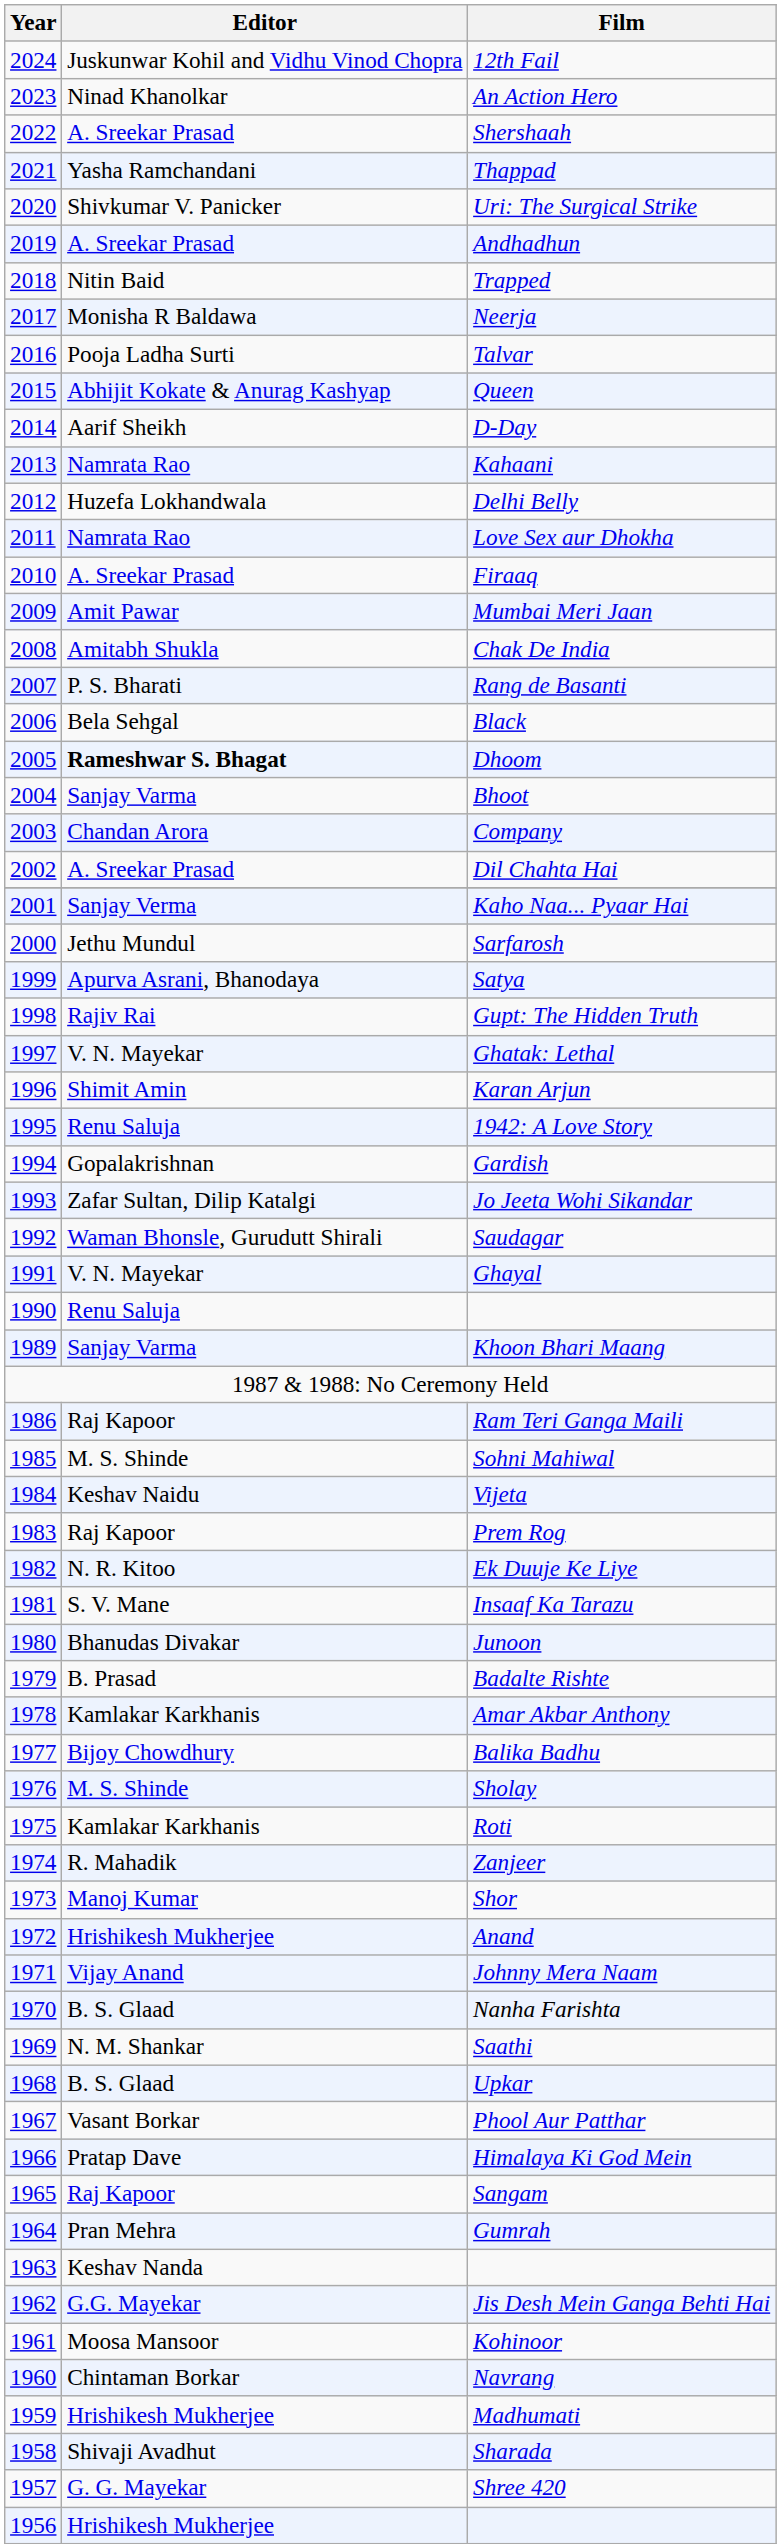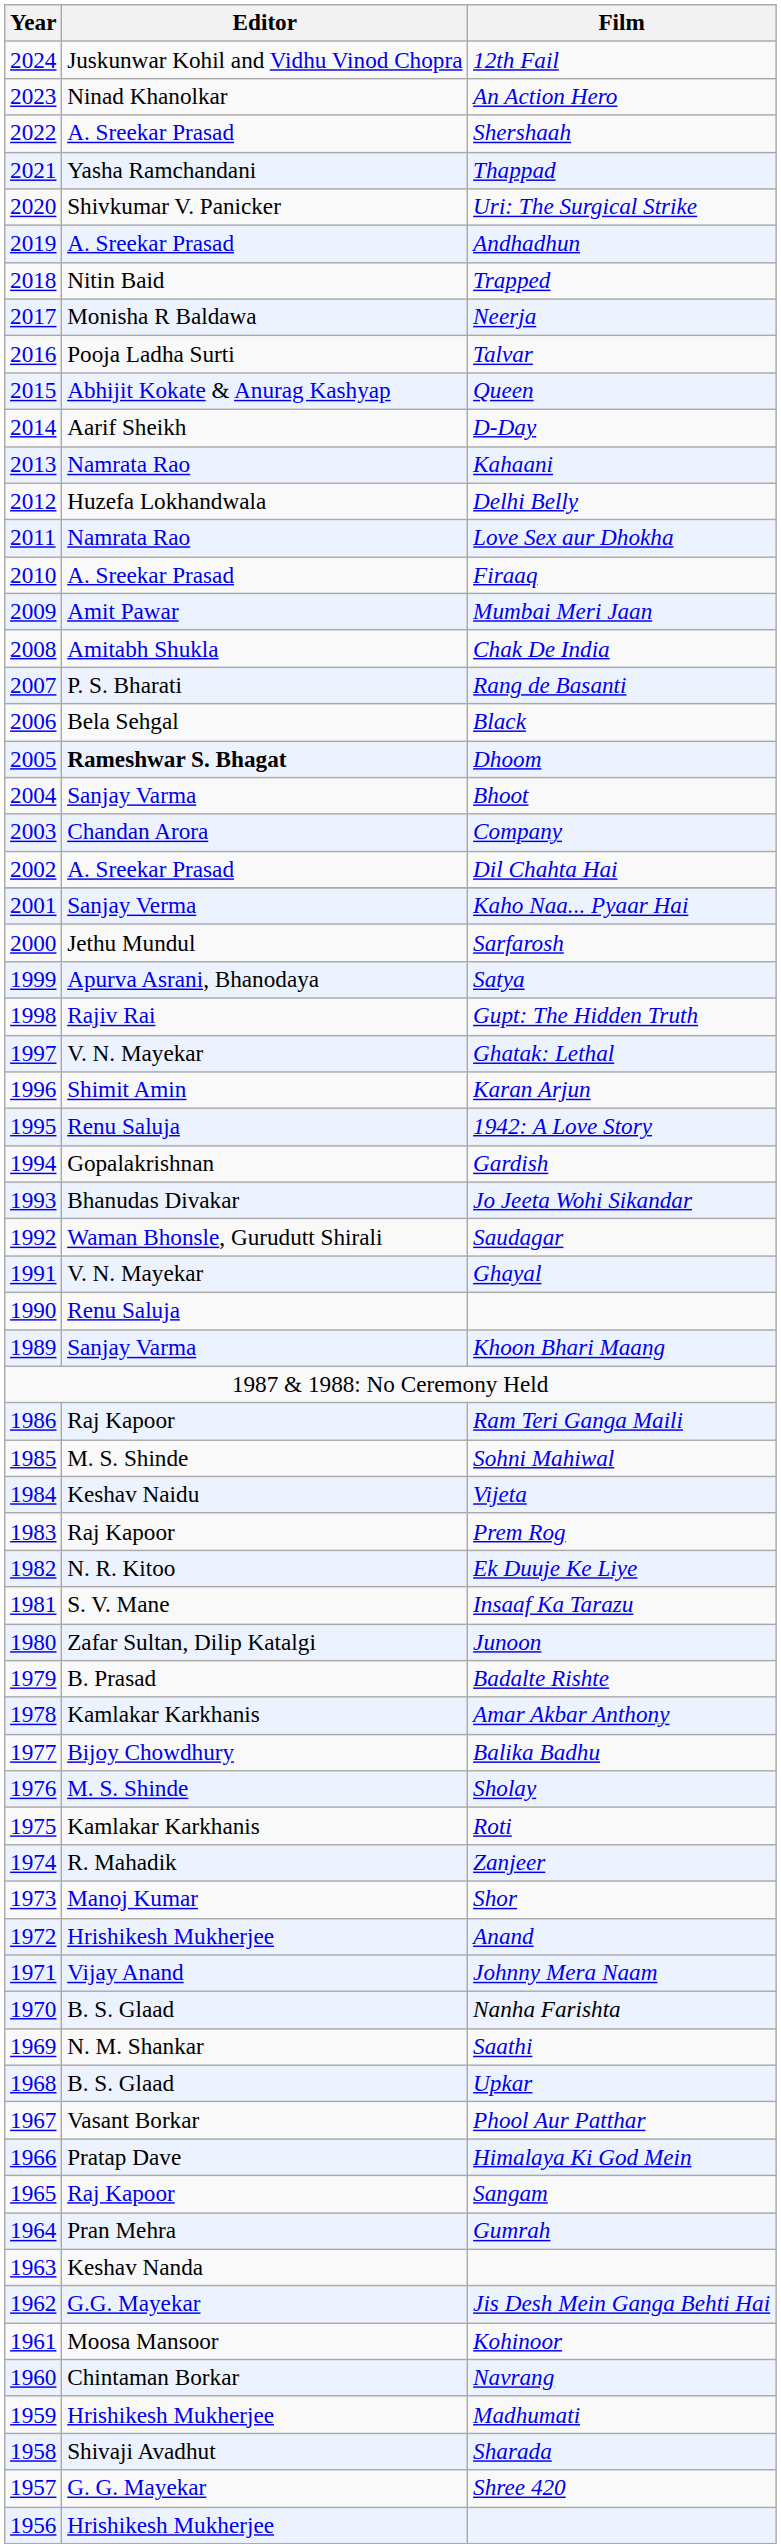(192, 1200) Zafar Sultan, Dilip Katalgi -> (153, 1200) Bhanudas Divakar
(153, 1641) Bhanudas Divakar -> (192, 1641) Zafar Sultan, Dilip Katalgi
